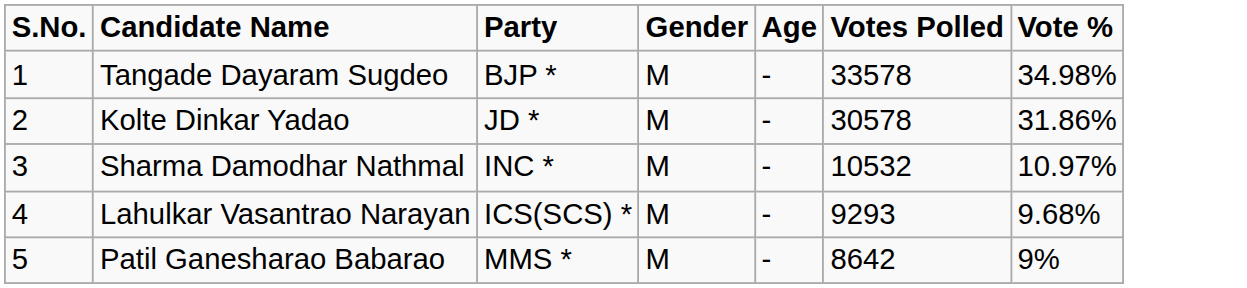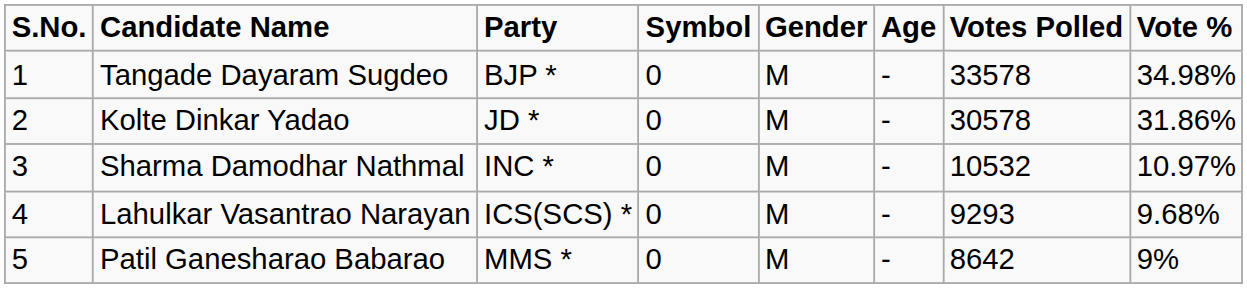+ column: (698, 27)
